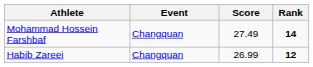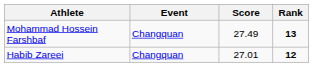(291, 34) 14 -> (291, 34) 13
(246, 55) 26.99 -> (246, 55) 27.01
